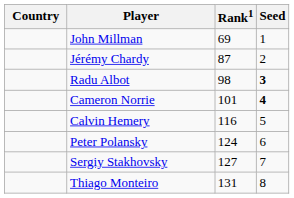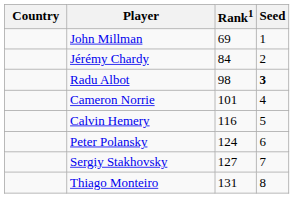(224, 59) 87 -> (224, 59) 84
(263, 100) bold -> (263, 100) normal
